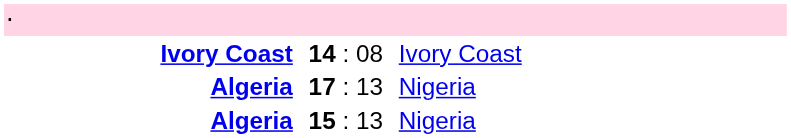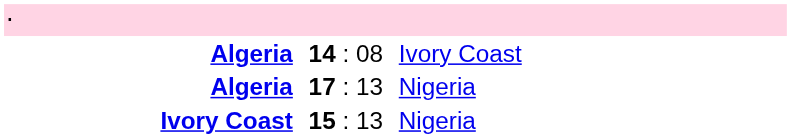(227, 54) Ivory Coast -> (252, 54) Algeria
(252, 120) Algeria -> (227, 120) Ivory Coast
